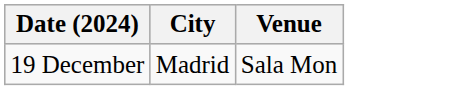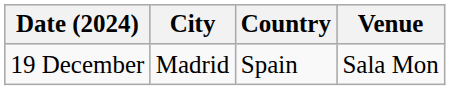+ column: (286, 24)
